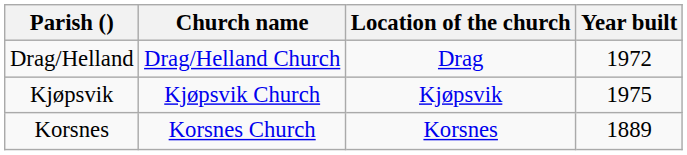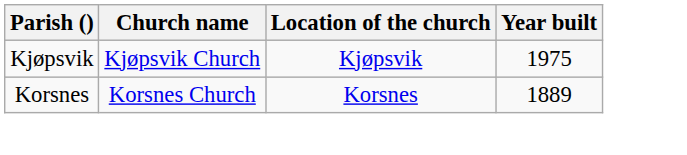- row: (72, 58)
